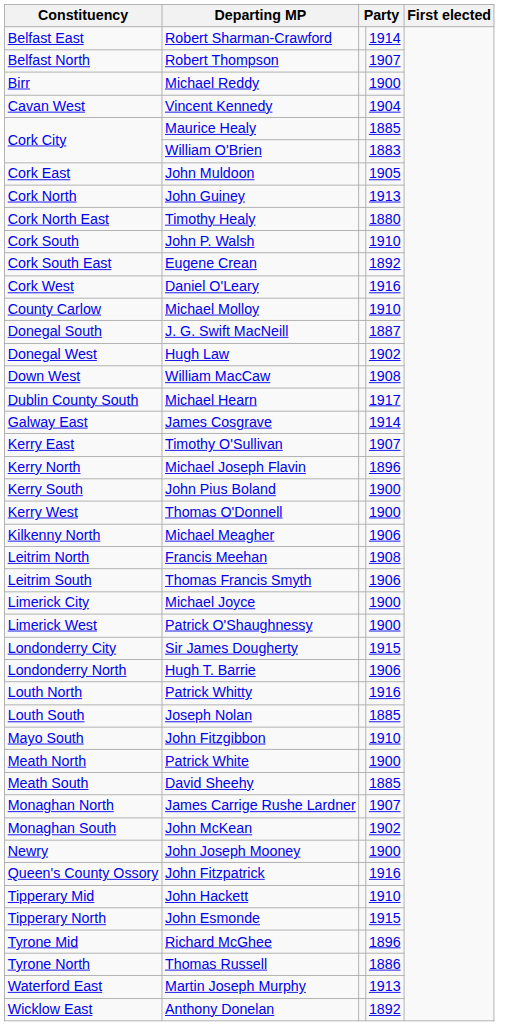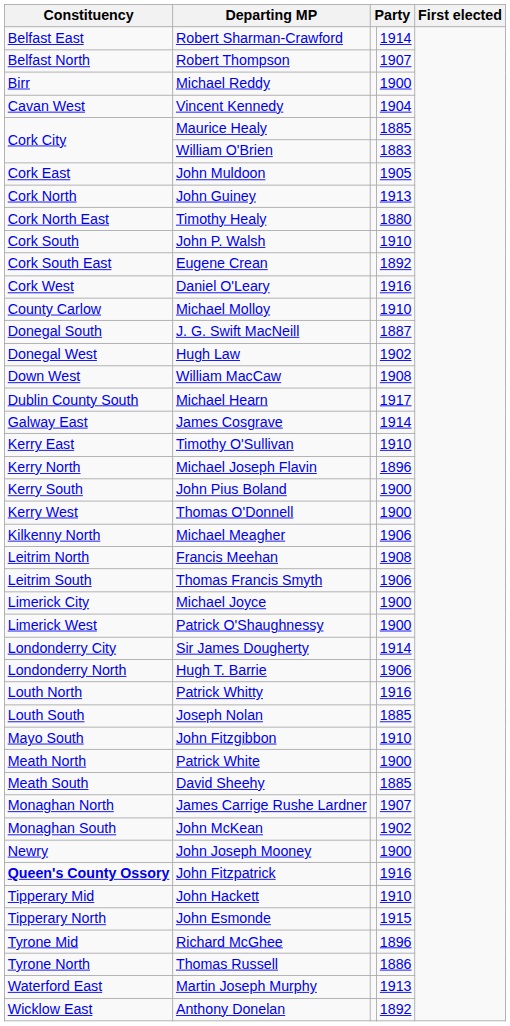(385, 444) 1907 -> (396, 444) 1910
(385, 648) 1915 -> (396, 648) 1914
(83, 873) normal -> (89, 873) bold
